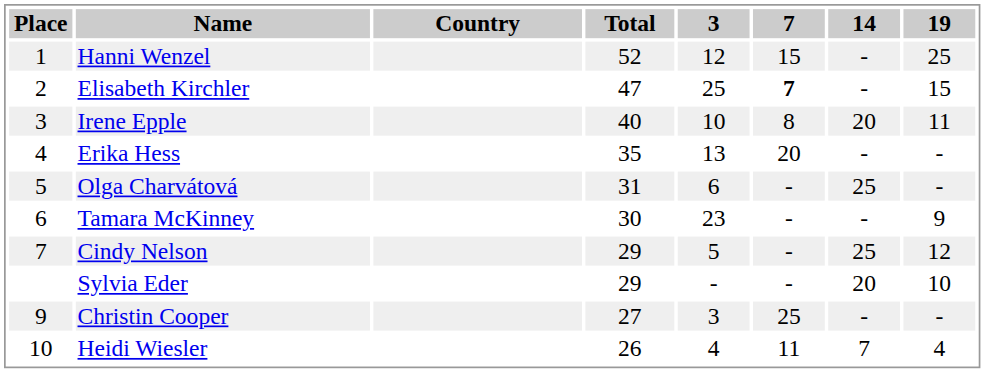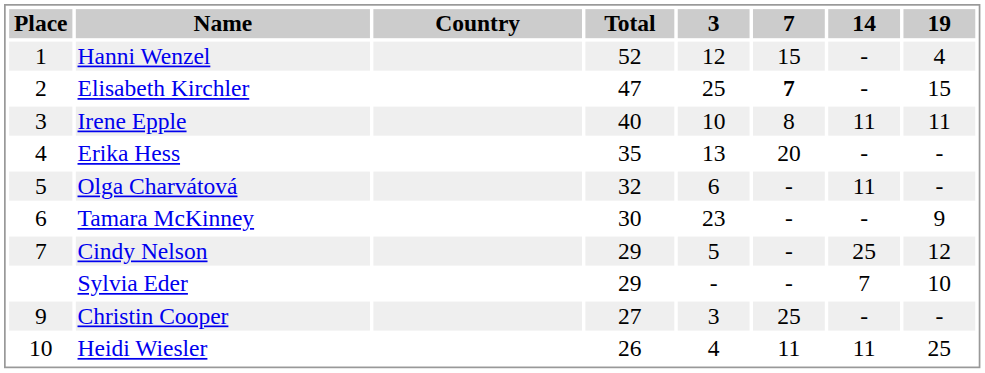(939, 56) 25 -> (939, 56) 4
(864, 121) 20 -> (864, 121) 11
(630, 186) 31 -> (630, 186) 32
(864, 186) 25 -> (864, 186) 11
(864, 284) 20 -> (864, 284) 7
(864, 349) 7 -> (864, 349) 11
(939, 349) 4 -> (939, 349) 25
